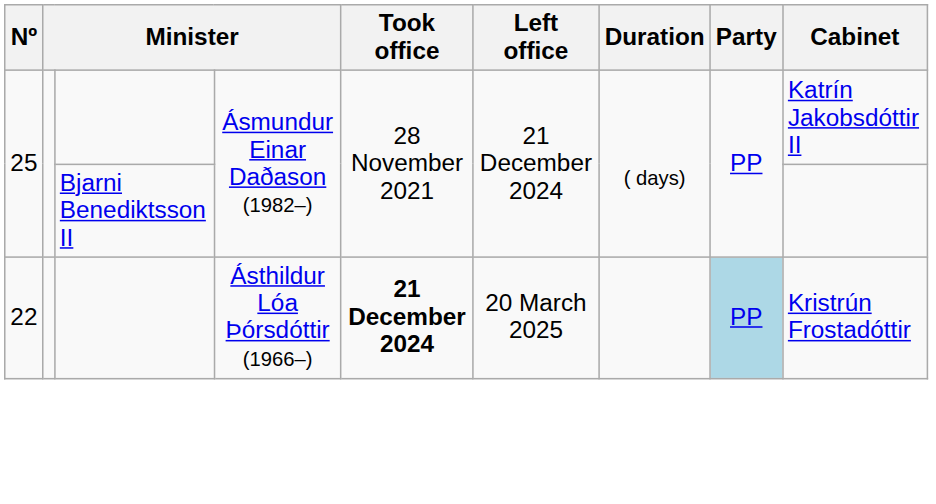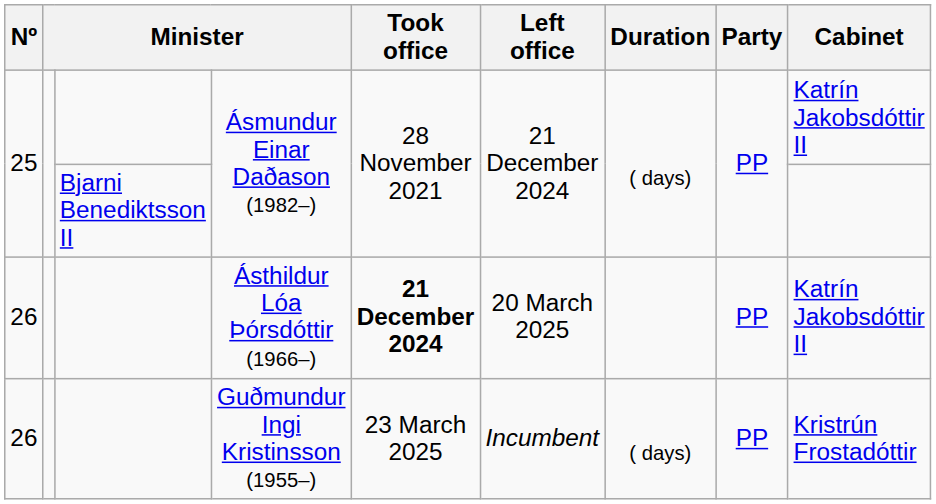(24, 317) 22 -> (24, 317) 26
(746, 317) lightblue background -> (752, 317) no background
(849, 317) Kristrún Frostadóttir -> (859, 317) Katrín Jakobsdóttir II
+ row: (133, 438)
